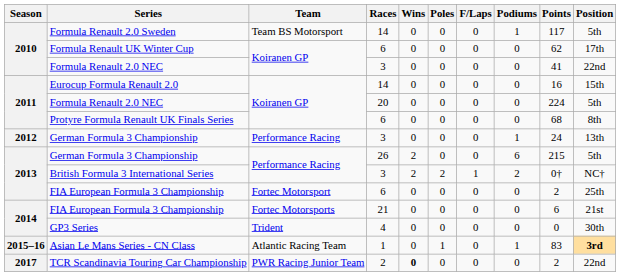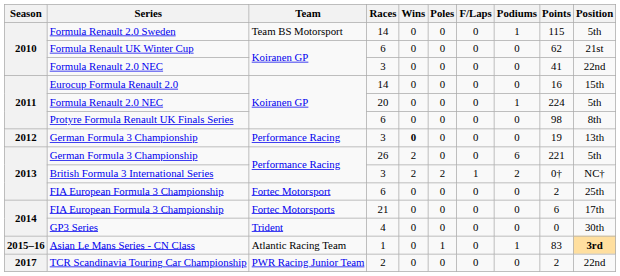(556, 31) 117 -> (556, 31) 115
(595, 49) 17th -> (595, 49) 21st
(517, 102) 0 -> (517, 102) 1
(556, 120) 68 -> (556, 120) 98
(413, 138) normal -> (413, 138) bold
(517, 138) 1 -> (517, 138) 0
(556, 138) 24 -> (556, 138) 19
(556, 156) 215 -> (556, 156) 221
(595, 209) 21st -> (595, 209) 17th
(413, 263) bold -> (413, 263) normal
